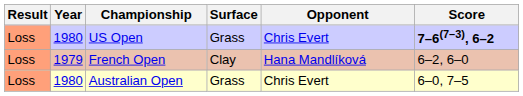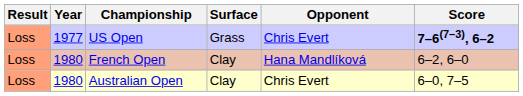(68, 37) 1980 -> (68, 37) 1977
(68, 60) 1979 -> (68, 60) 1980
(227, 80) Grass -> (223, 80) Clay
